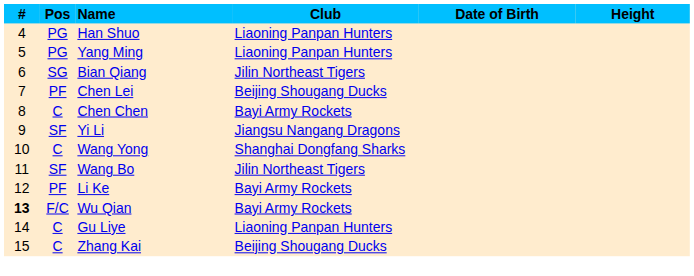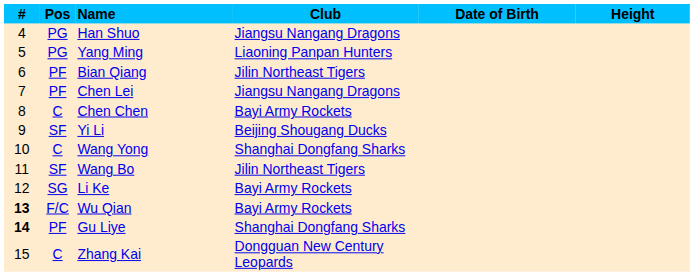(313, 33) Liaoning Panpan Hunters -> (317, 33) Jiangsu Nangang Dragons
(58, 72) SG -> (58, 72) PF
(311, 91) Beijing Shougang Ducks -> (317, 91) Jiangsu Nangang Dragons
(317, 130) Jiangsu Nangang Dragons -> (311, 130) Beijing Shougang Ducks
(58, 188) PF -> (58, 188) SG
(22, 227) normal -> (22, 227) bold
(58, 227) C -> (58, 227) PF
(313, 227) Liaoning Panpan Hunters -> (320, 227) Shanghai Dongfang Sharks
(311, 247) Beijing Shougang Ducks -> (309, 254) Dongguan New Century Leopards
